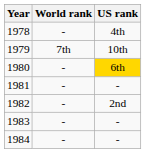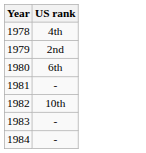- column: (63, 13)
(118, 49) 10th -> (55, 49) 2nd
(118, 67) gold background -> (55, 67) no background
(118, 103) 2nd -> (55, 103) 10th
